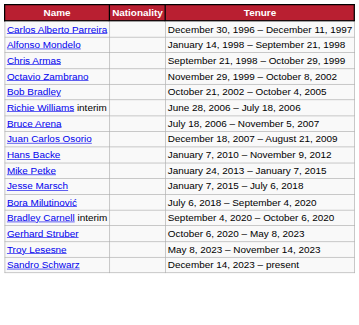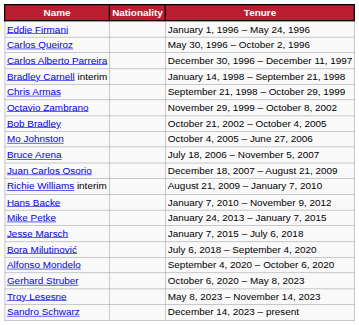+ row: (239, 29)
+ row: (239, 45)
(44, 45) Alfonso Mondelo -> (57, 76) Bradley Carnell interim
+ row: (240, 139)
- row: (234, 108)
+ row: (245, 186)
(57, 218) Bradley Carnell interim -> (44, 265) Alfonso Mondelo
